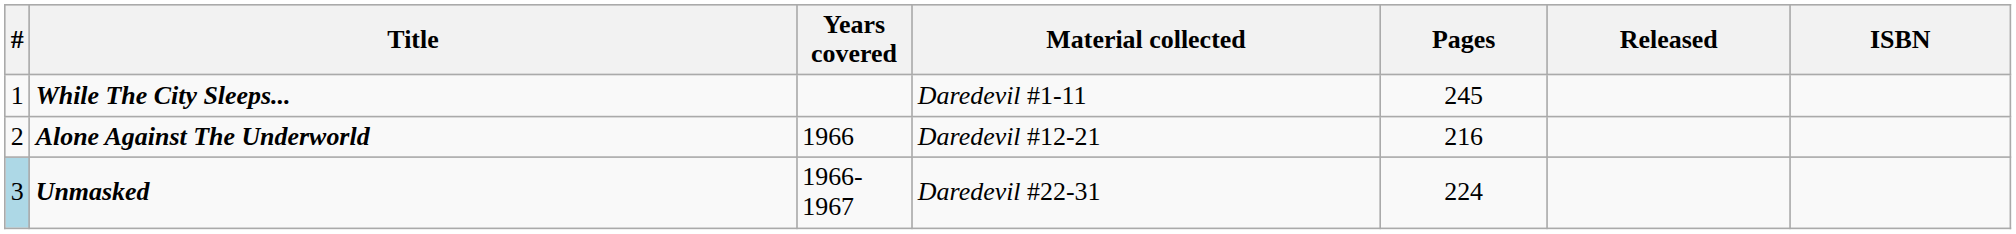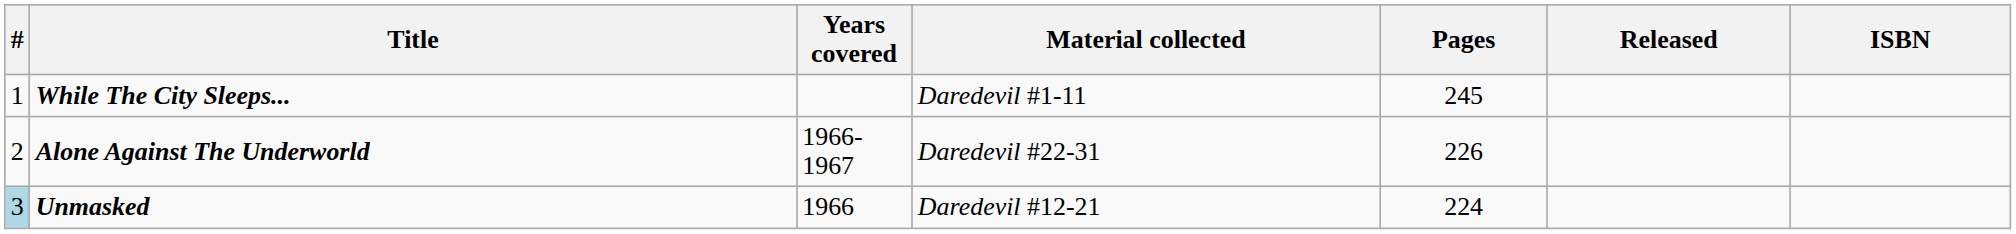(828, 136) 1966 -> (832, 151) 1966-1967
(1009, 136) Daredevil #12-21 -> (1009, 151) Daredevil #22-31
(1464, 136) 216 -> (1464, 151) 226
(832, 192) 1966-1967 -> (828, 206) 1966
(1009, 192) Daredevil #22-31 -> (1009, 206) Daredevil #12-21
